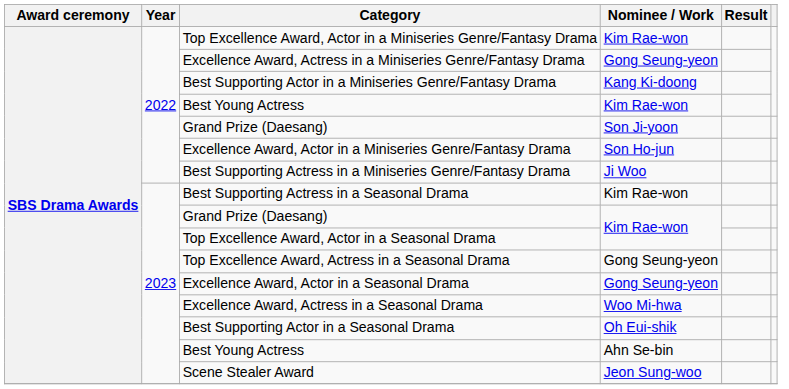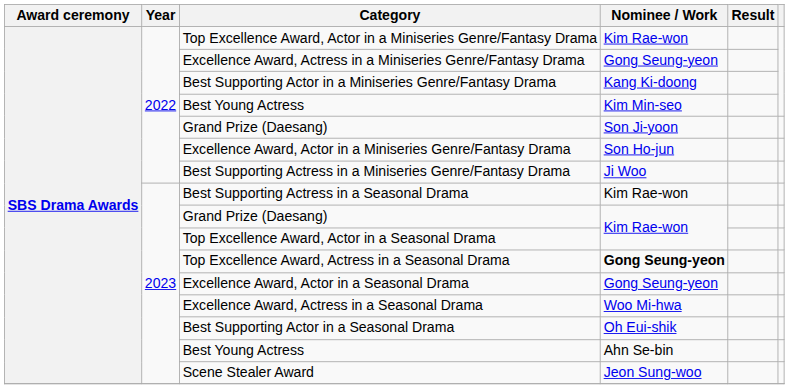(646, 104) Kim Rae-won -> (643, 104) Kim Min-seo
(661, 261) normal -> (664, 261) bold
